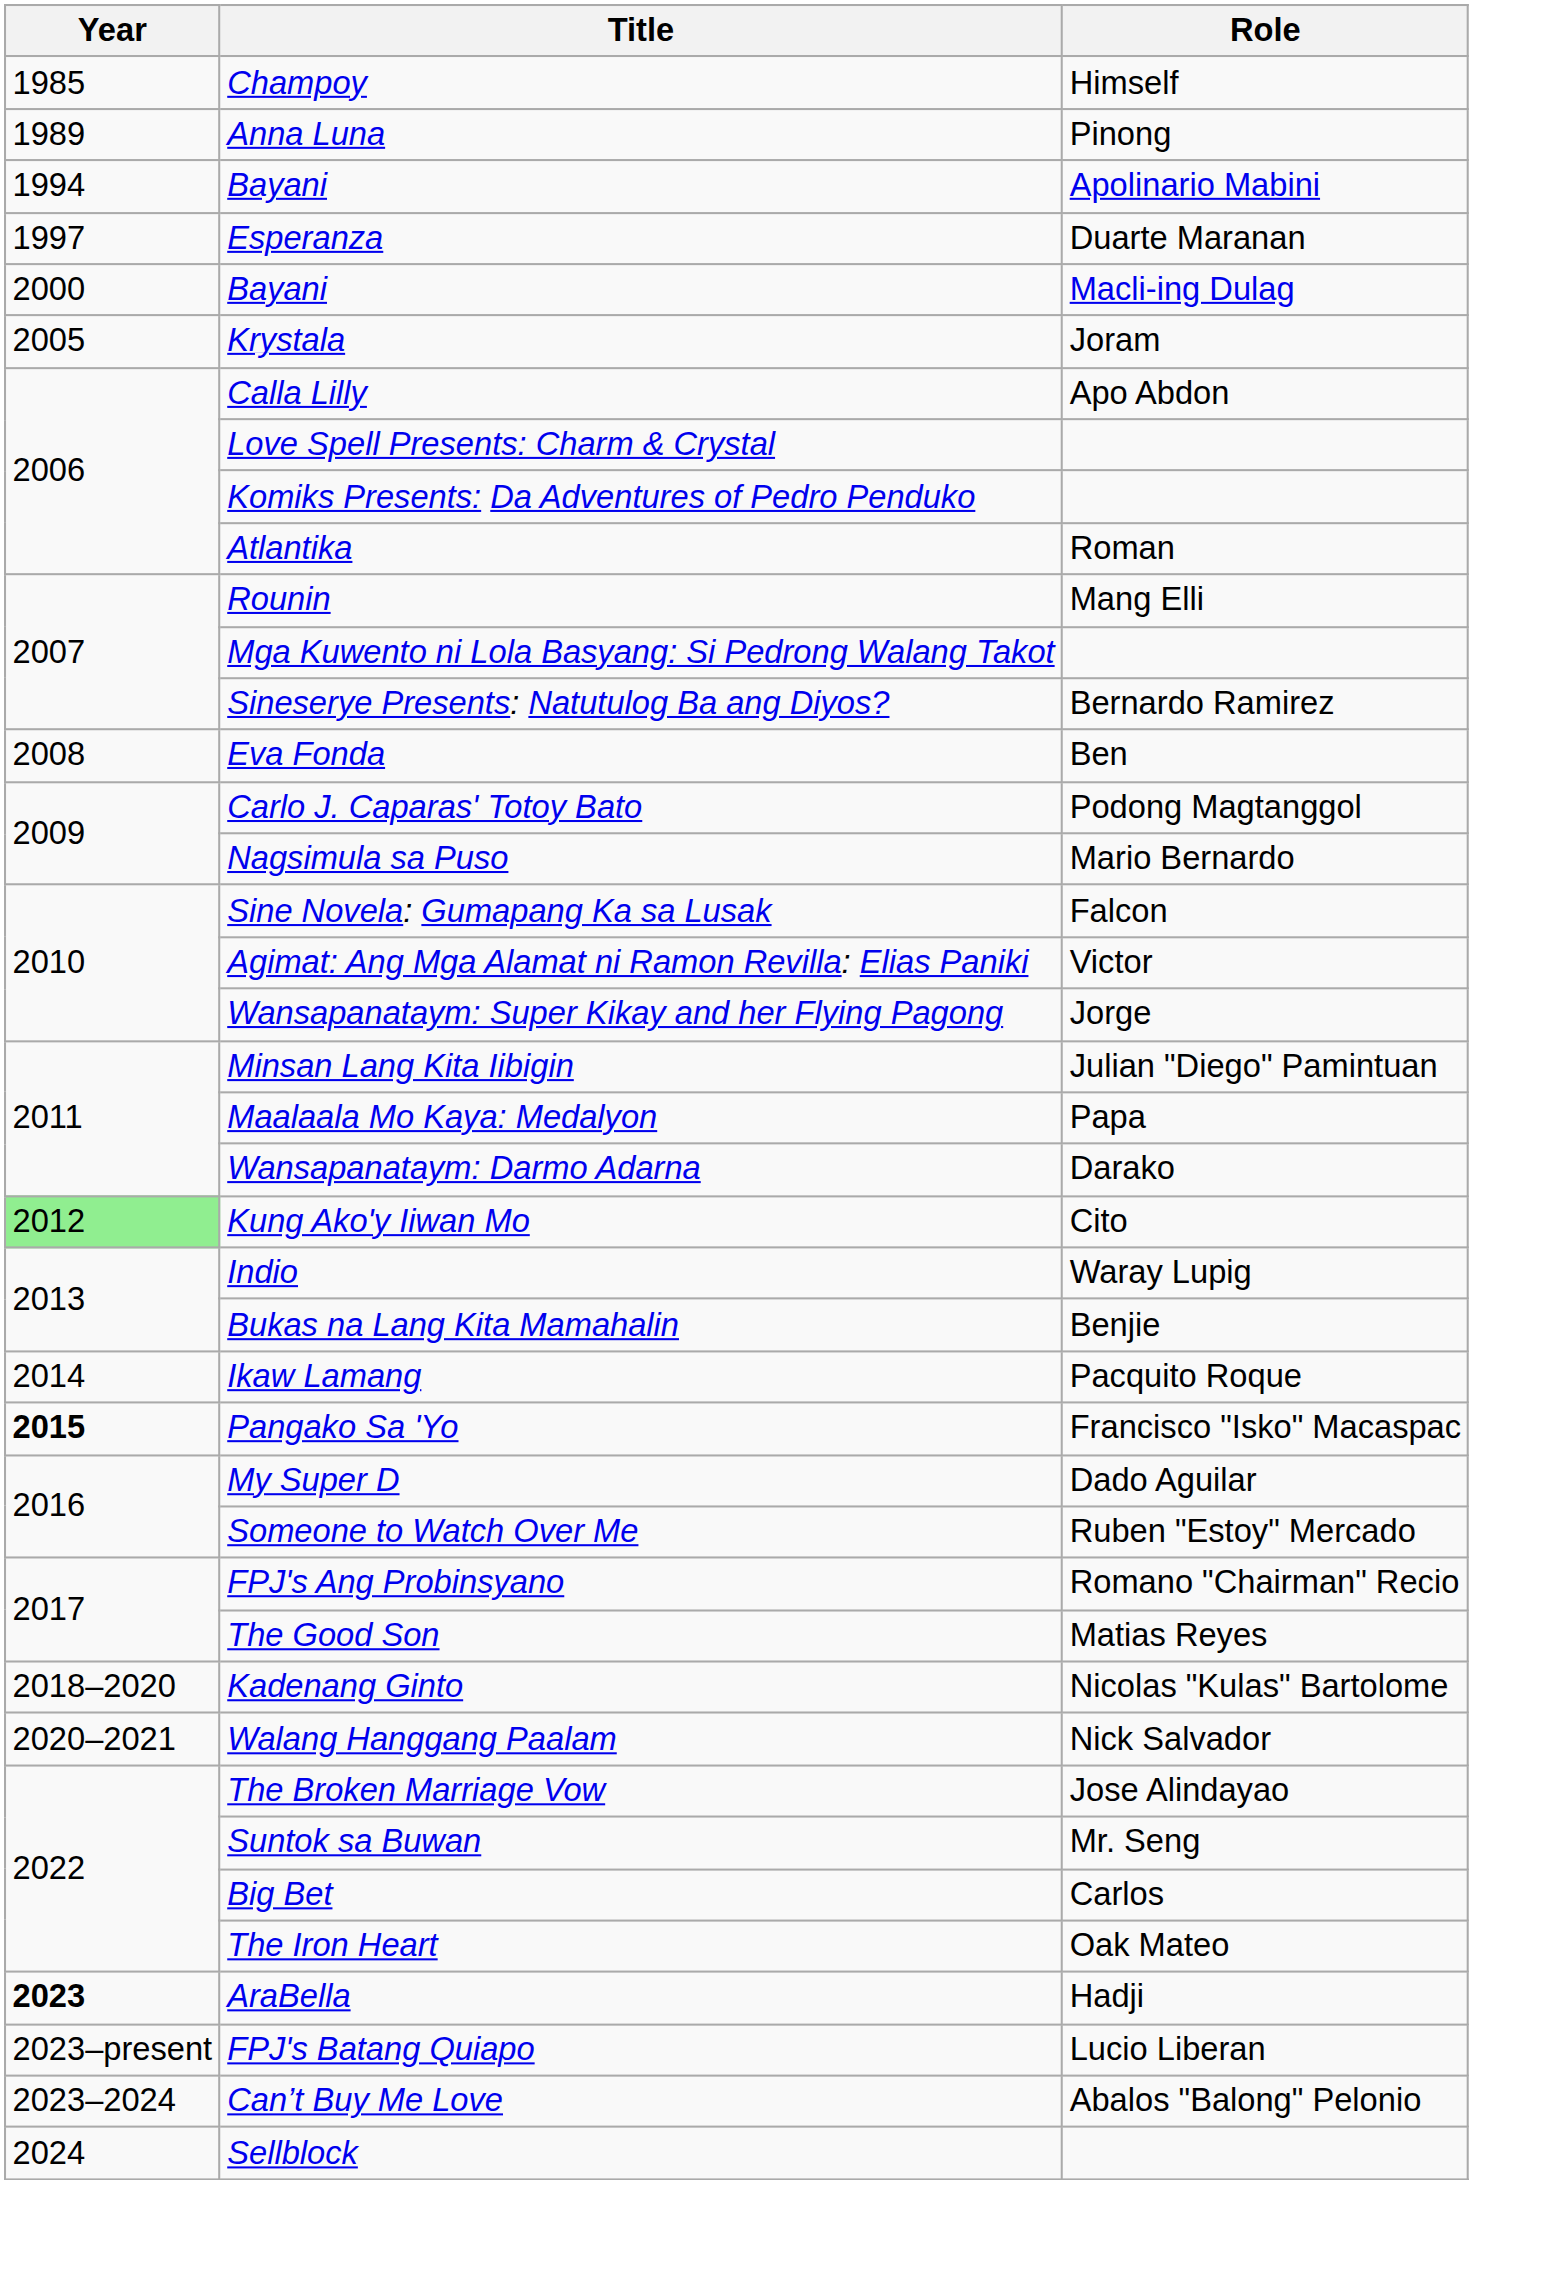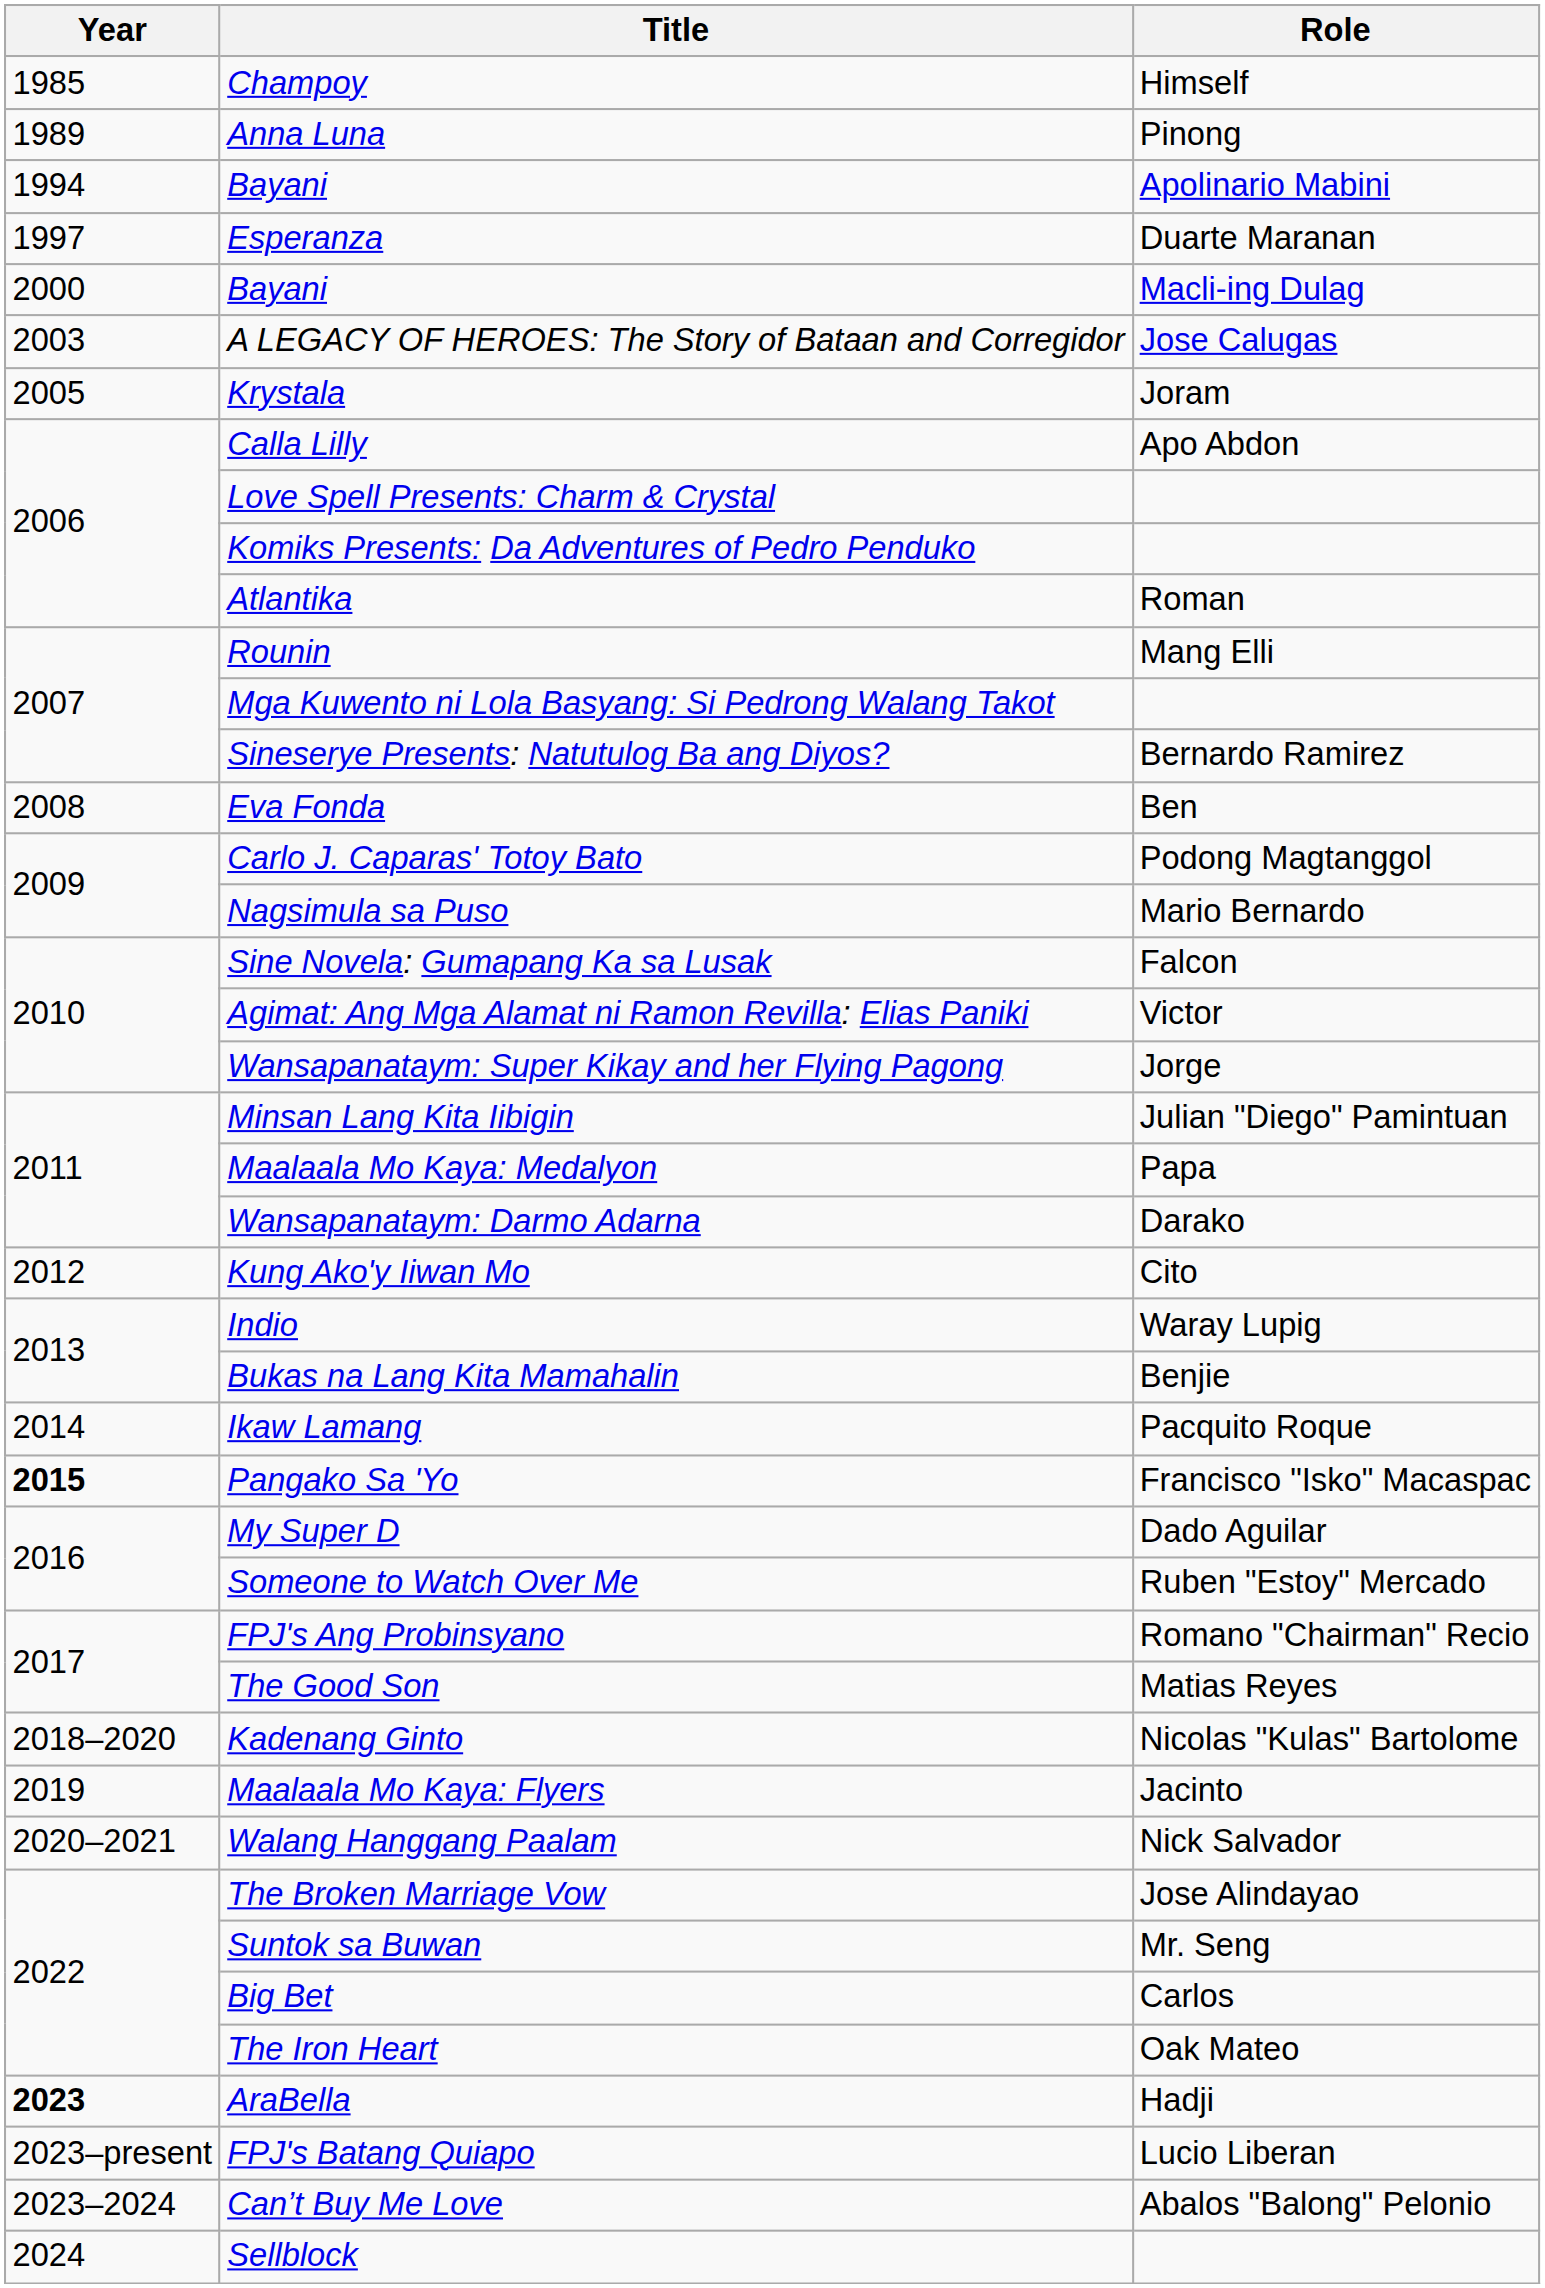+ row: (676, 340)
(49, 1220) lightgreen background -> (49, 1272) no background
+ row: (416, 1790)
